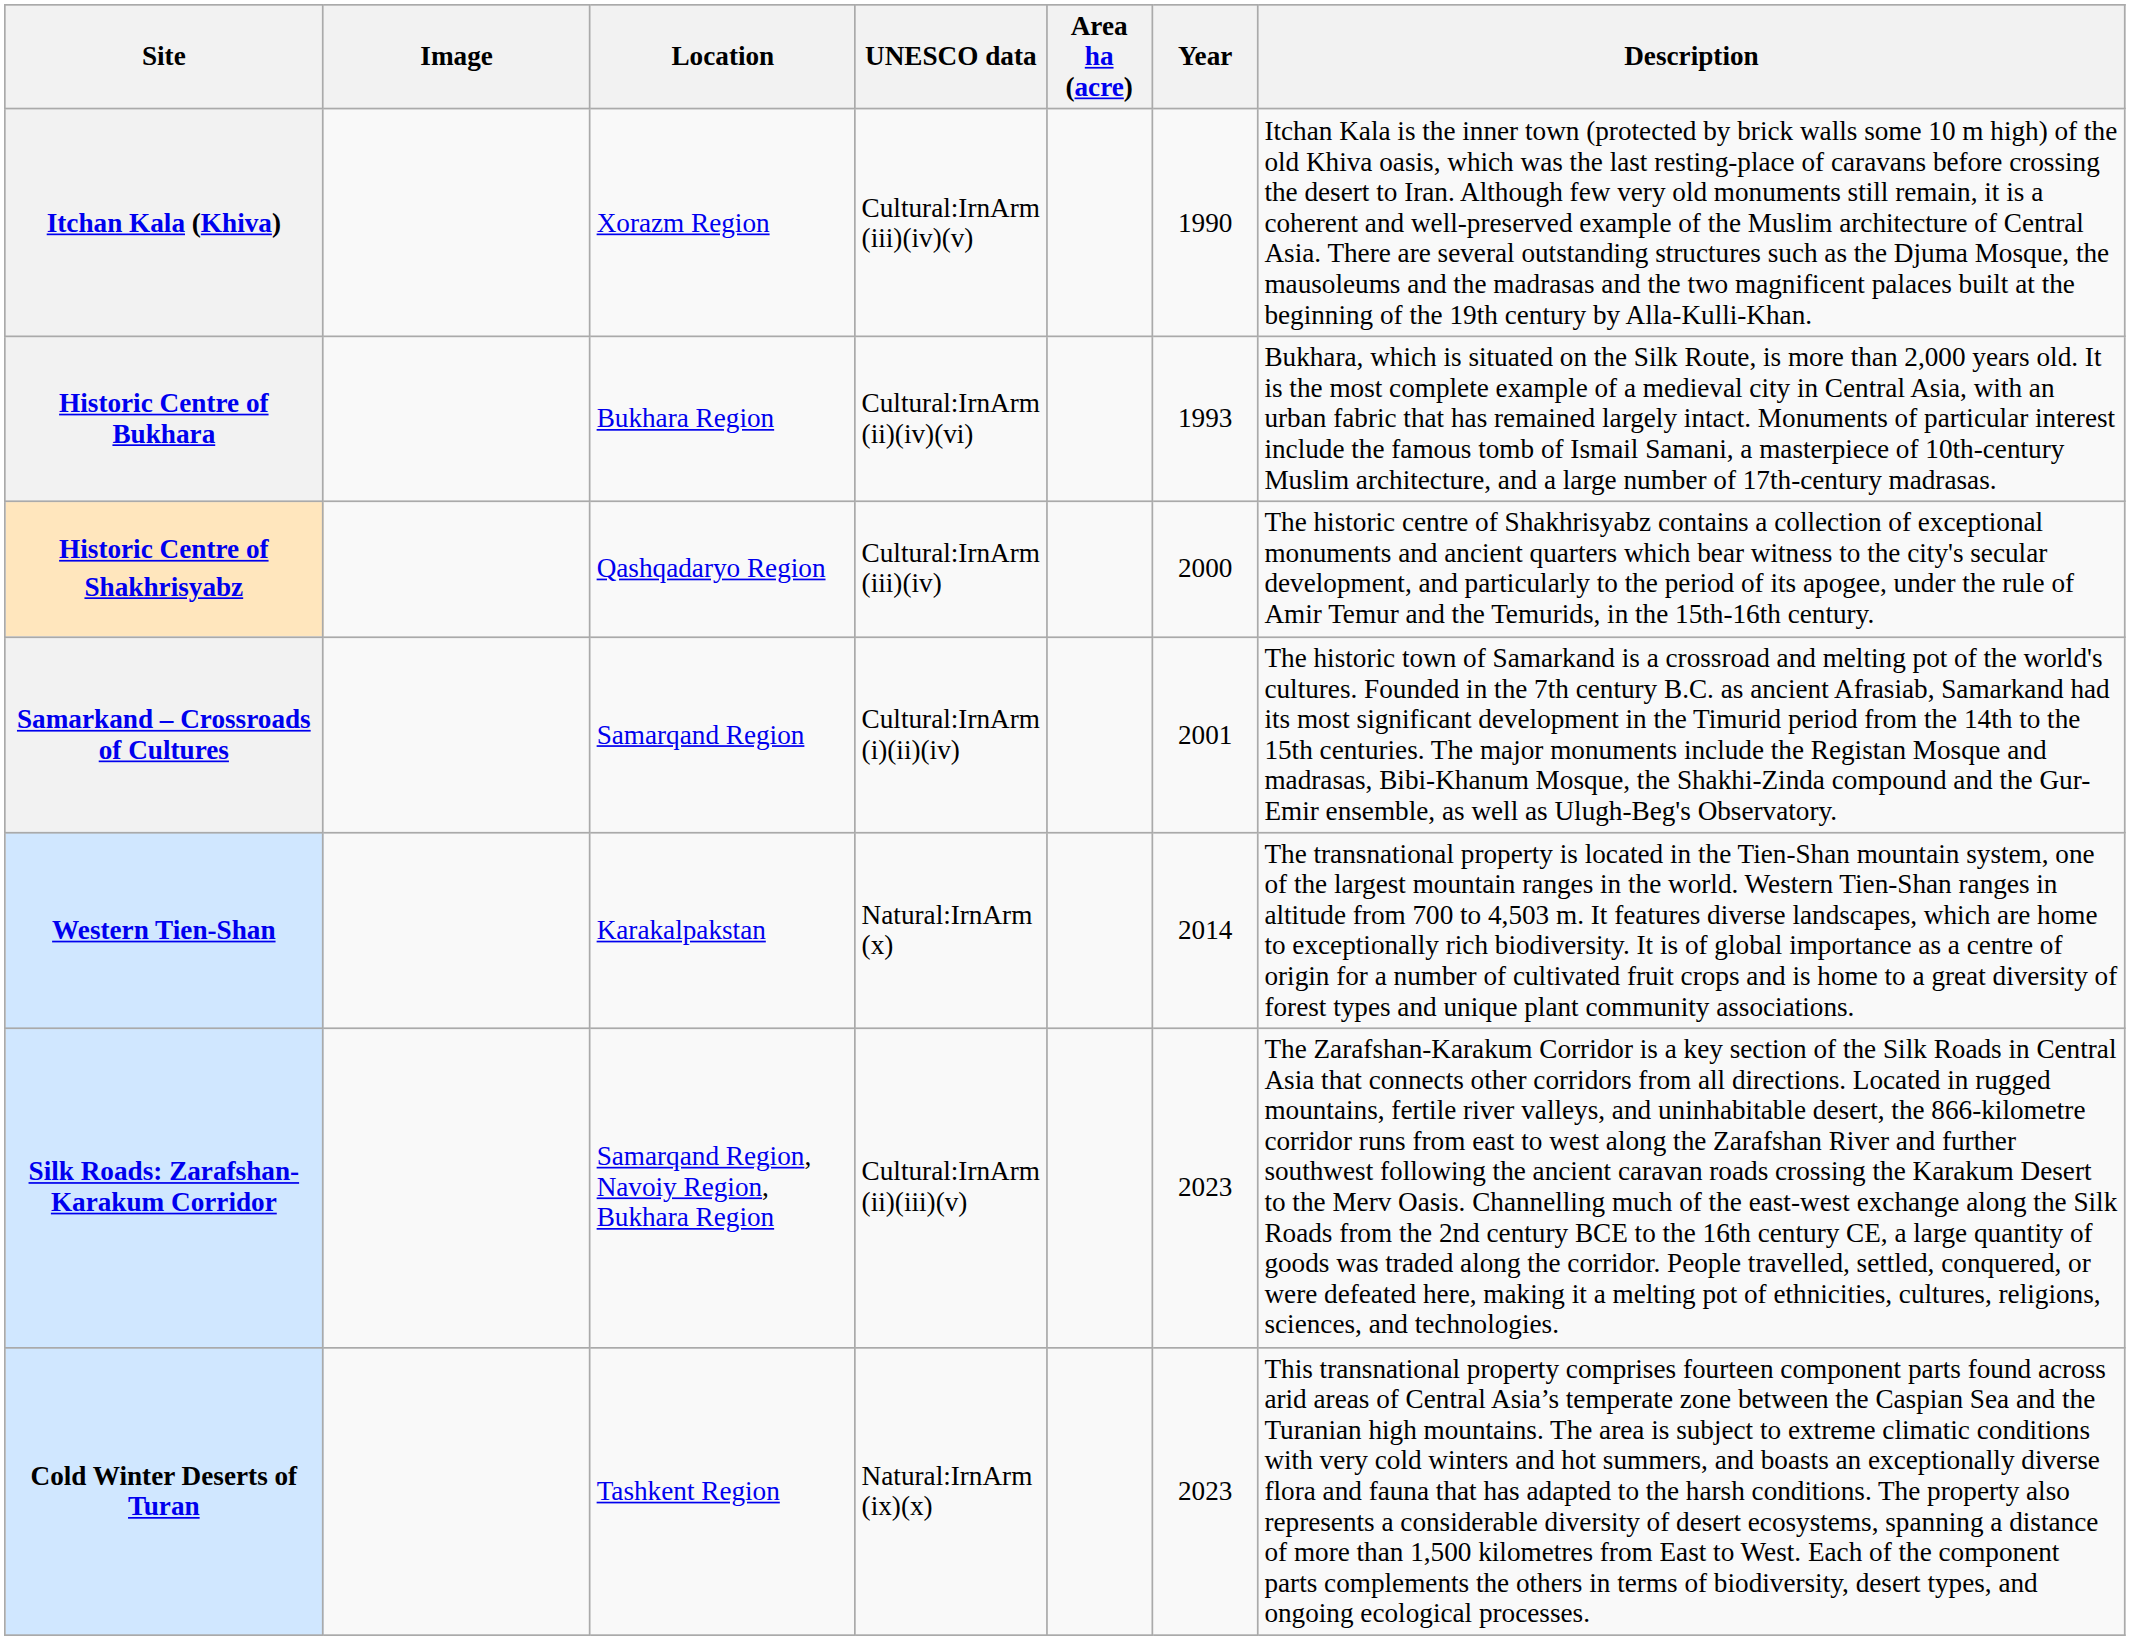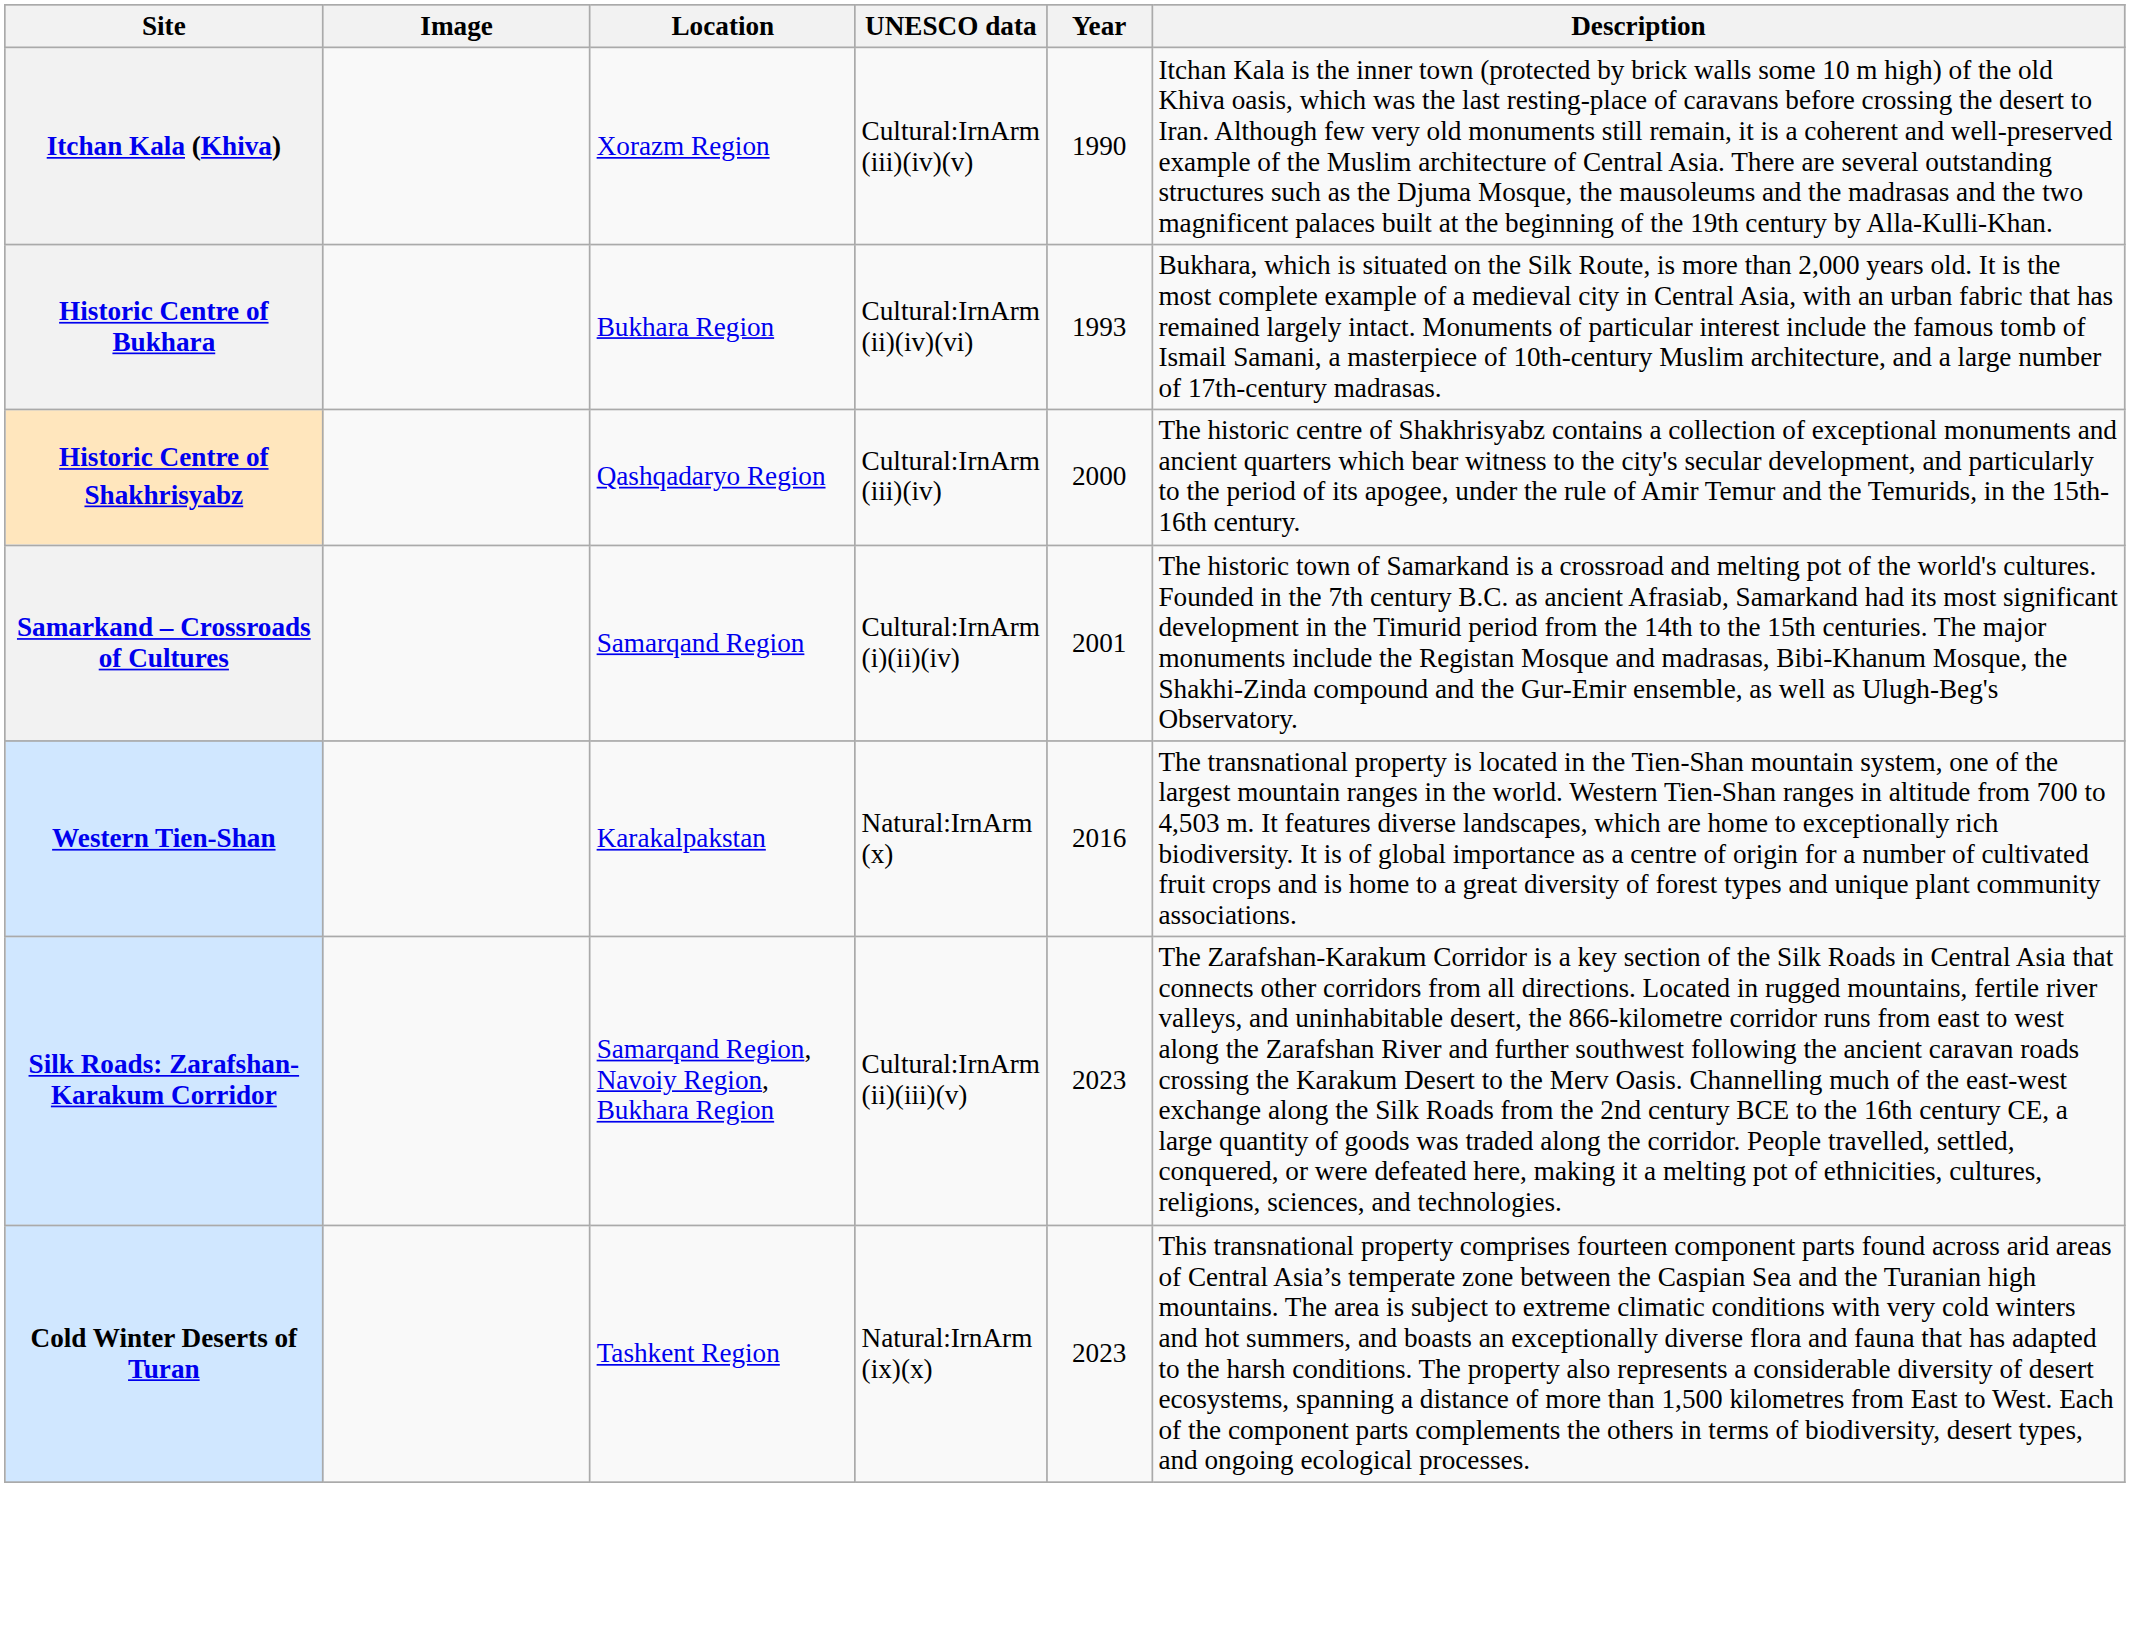- column: (1099, 56)
(1205, 930) 2014 -> (1099, 838) 2016
